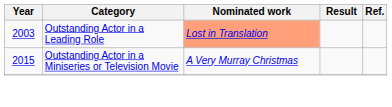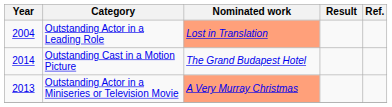(23, 34) 2003 -> (23, 34) 2004
+ row: (110, 61)
(23, 61) 2015 -> (23, 88) 2013
(242, 61) no background -> (242, 88) lightsalmon background
